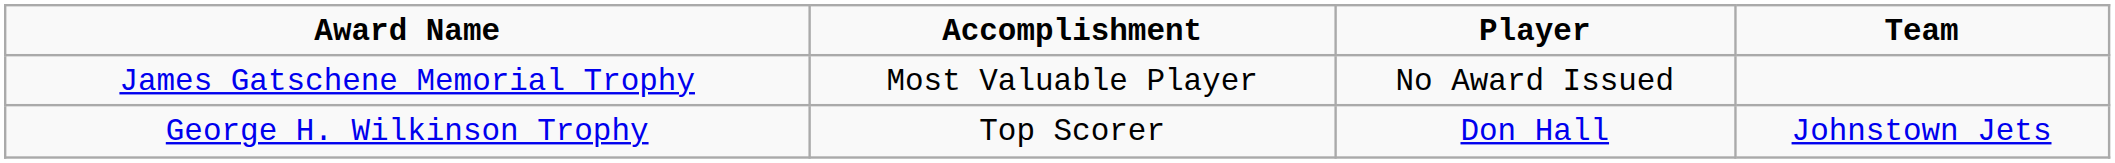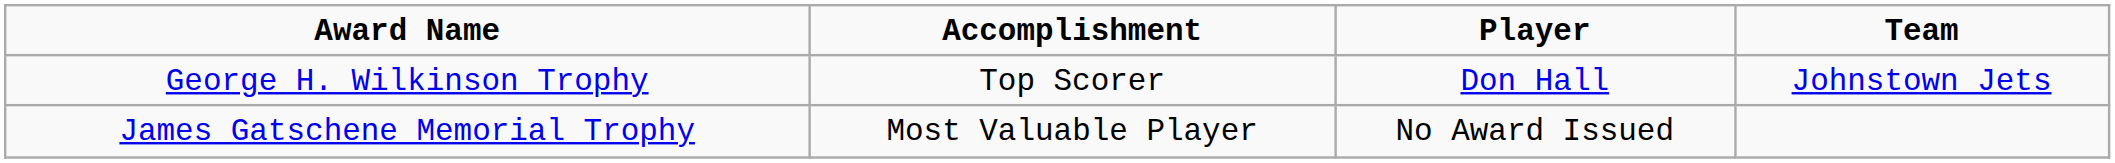rows swapped: (407, 81) <-> (407, 131)
